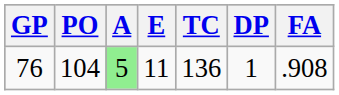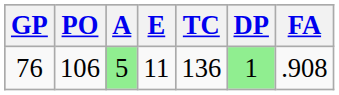(80, 67) 104 -> (80, 67) 106
(251, 67) no background -> (251, 67) lightgreen background
